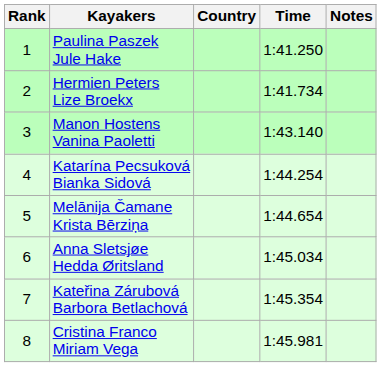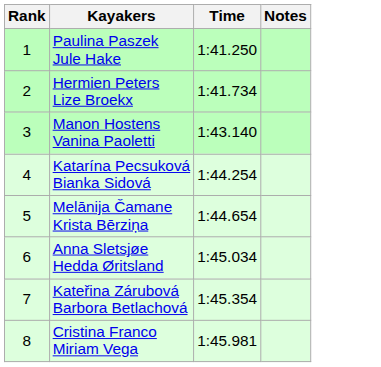- column: (227, 16)
